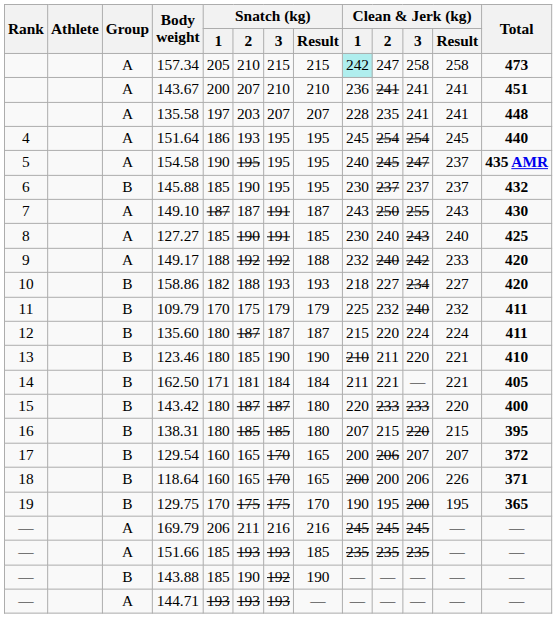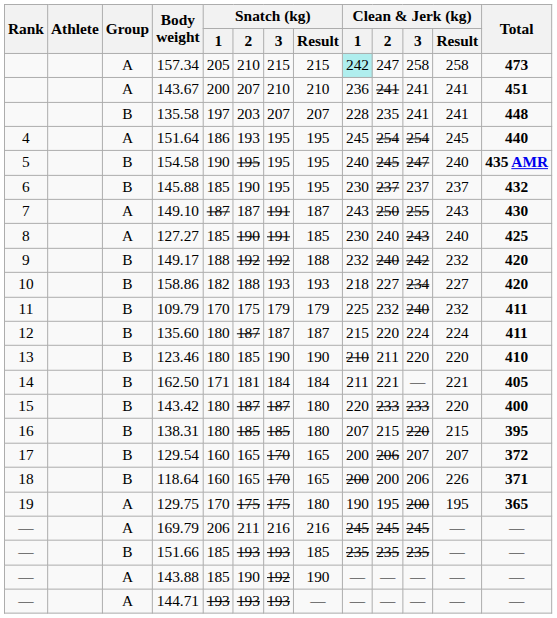(127, 114) A -> (127, 114) B
(127, 162) A -> (127, 162) B
(457, 162) 237 -> (457, 162) 240
(127, 260) A -> (127, 260) B
(457, 260) 233 -> (457, 260) 232
(457, 357) 221 -> (457, 357) 220
(127, 503) B -> (127, 503) A
(318, 503) 170 -> (318, 503) 180
(127, 552) A -> (127, 552) B
(127, 576) B -> (127, 576) A
